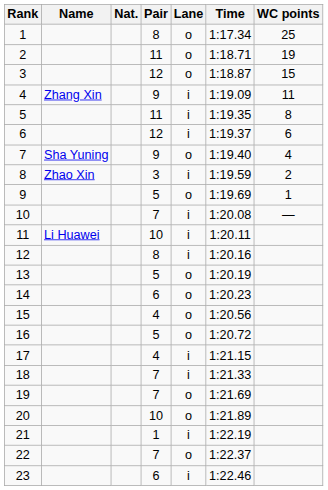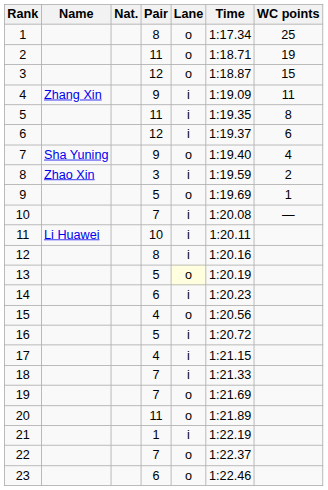(188, 275) no background -> (188, 275) lightyellow background
(188, 295) o -> (188, 295) i
(188, 335) o -> (188, 335) i
(156, 415) 10 -> (156, 415) 11
(188, 475) i -> (188, 475) o
